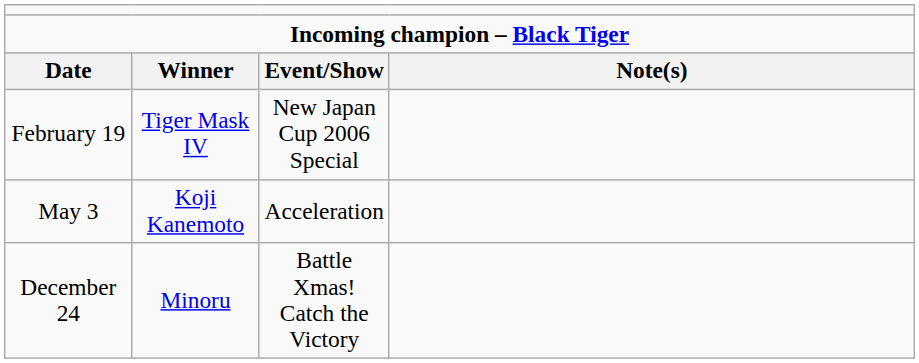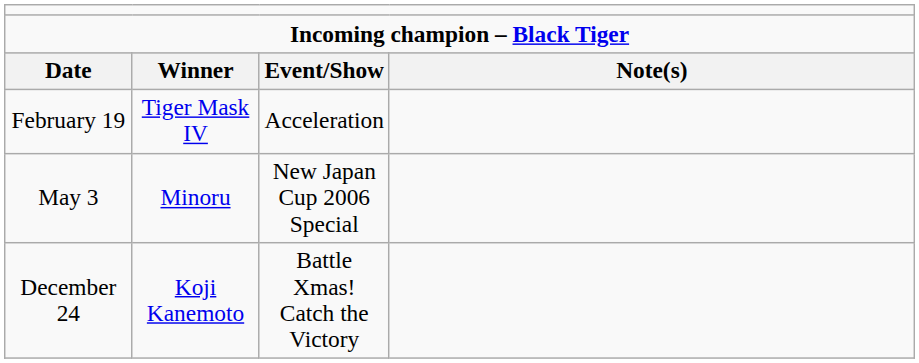(324, 134) New Japan Cup 2006 Special -> (324, 121) Acceleration
(196, 210) Koji Kanemoto -> (196, 197) Minoru
(324, 210) Acceleration -> (324, 197) New Japan Cup 2006 Special
(196, 300) Minoru -> (196, 300) Koji Kanemoto
